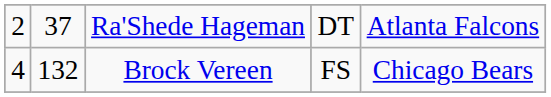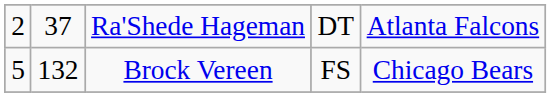(18, 69) 4 -> (18, 69) 5
